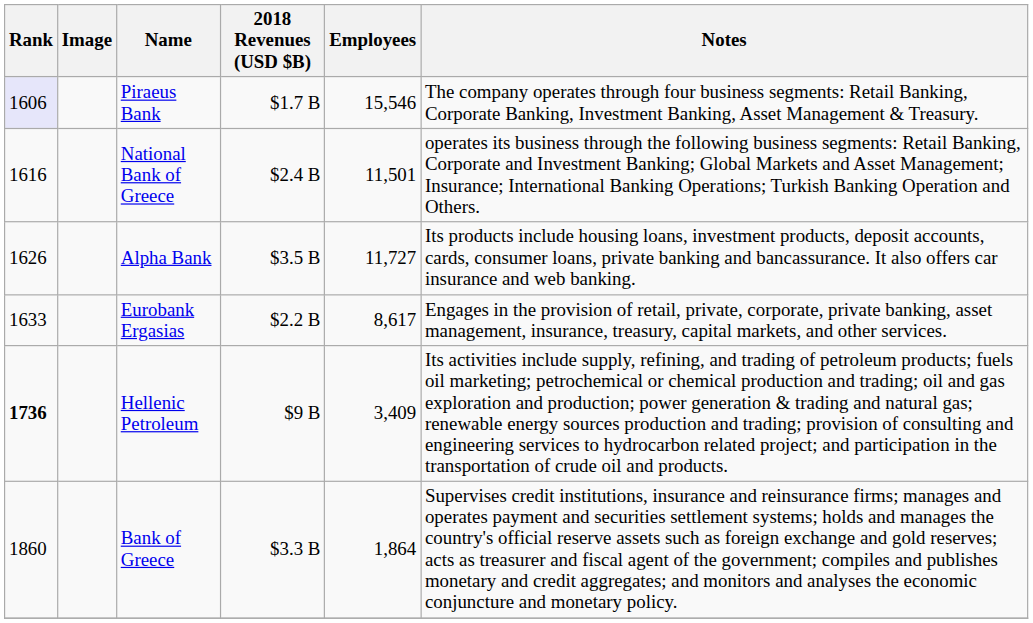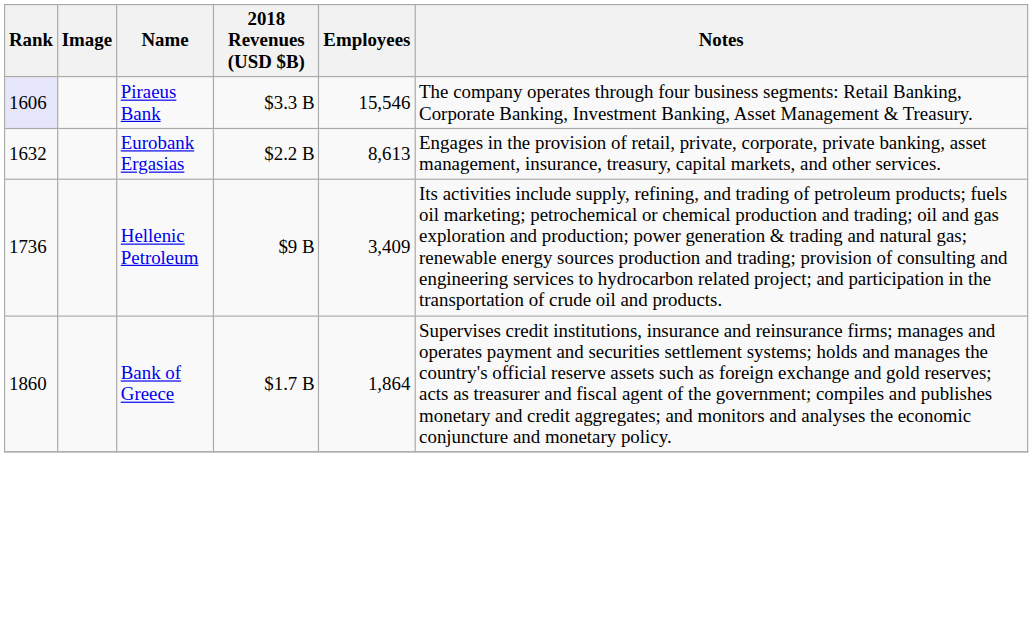(295, 102) $1.7 B -> (289, 102) $3.3 B
- row: (153, 174)
- row: (166, 257)
(28, 319) 1633 -> (28, 153) 1632
(395, 319) 8,617 -> (389, 153) 8,613
(28, 413) bold -> (28, 247) normal
(295, 549) $3.3 B -> (289, 383) $1.7 B
